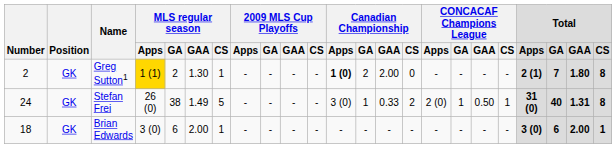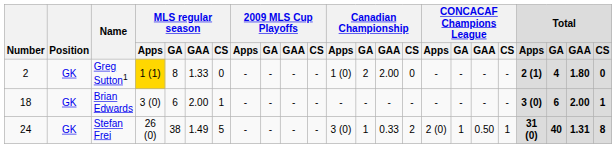(175, 74) 2 -> (175, 74) 8
(198, 74) 1.30 -> (198, 74) 1.33
(221, 74) 1 -> (221, 74) 0
(341, 74) bold -> (341, 74) normal
(556, 74) 7 -> (556, 74) 4
(603, 74) 8 -> (603, 74) 0
rows swapped: (113, 130) <-> (108, 102)
